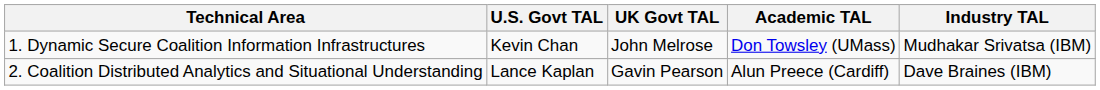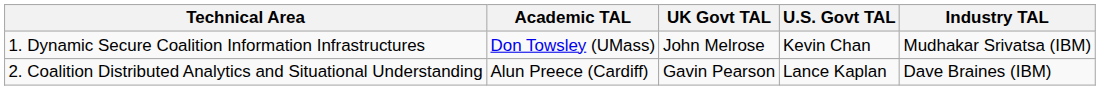columns swapped: (547, 17) <-> (813, 17)
